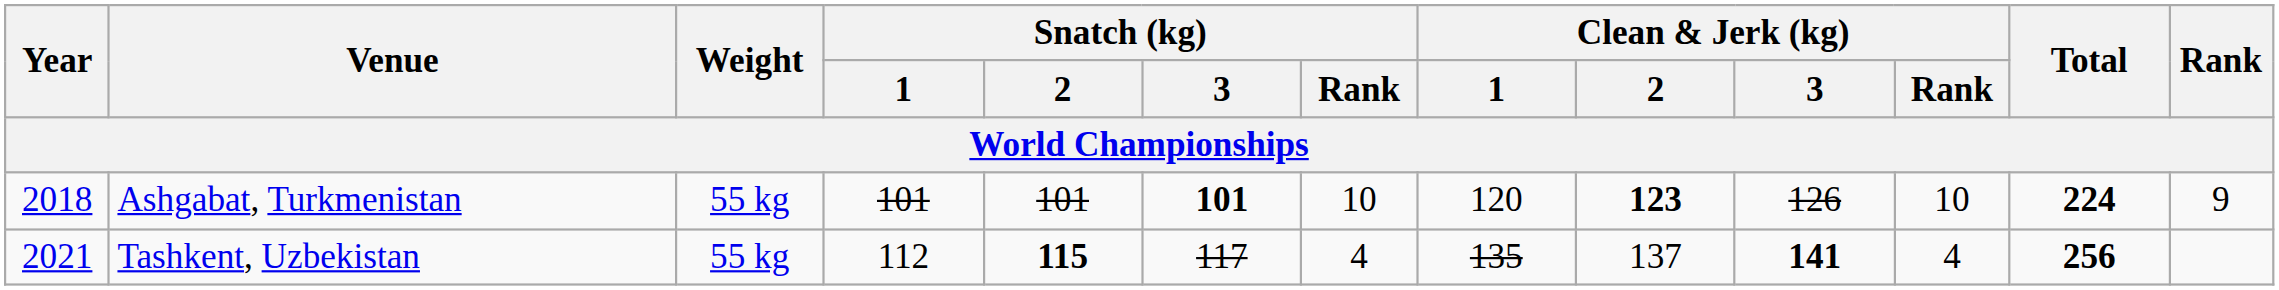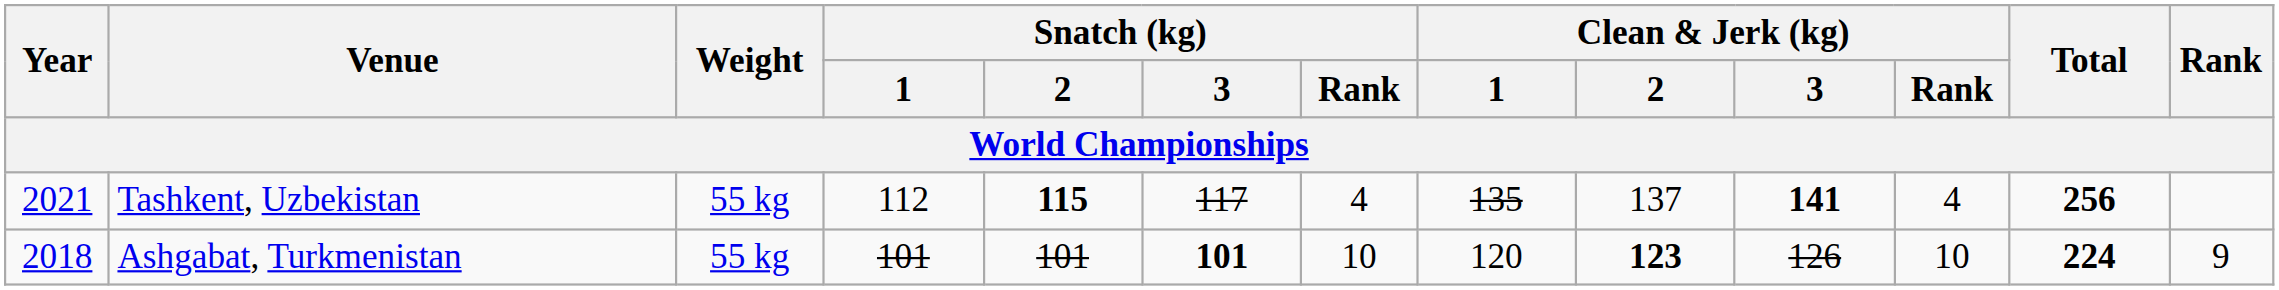rows swapped: (290, 199) <-> (269, 255)
